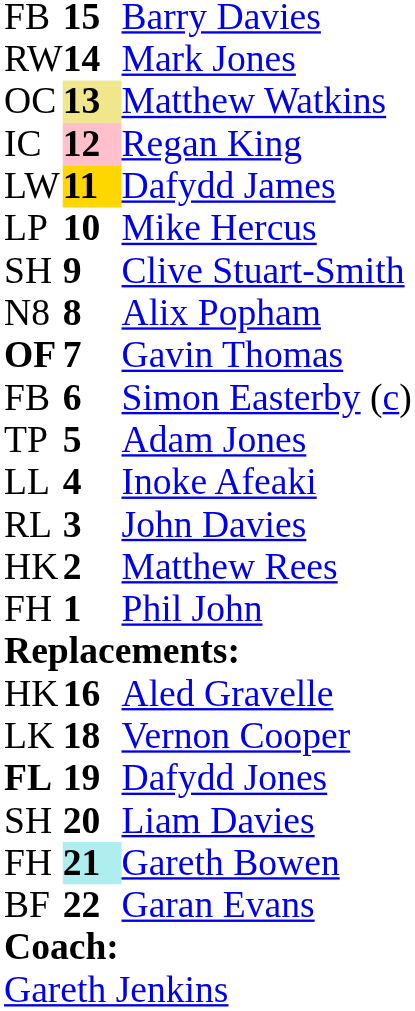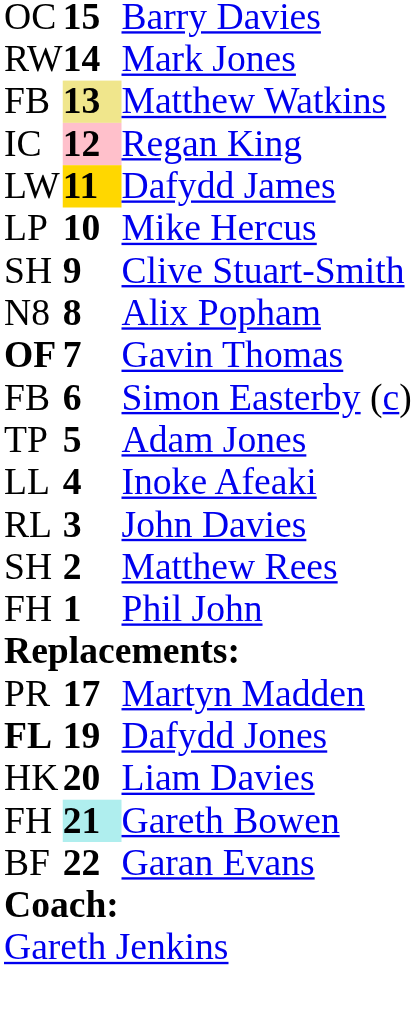(27, 16) FB -> (30, 16) OC
(30, 101) OC -> (27, 101) FB
(31, 566) HK -> (28, 566) SH
- row: (227, 693)
+ row: (243, 693)
- row: (236, 735)
(28, 820) SH -> (31, 777) HK
